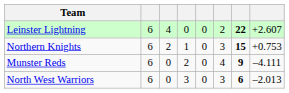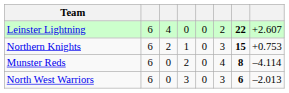(241, 63) 9 -> (241, 63) 8
(267, 63) –4.111 -> (267, 63) –4.114
